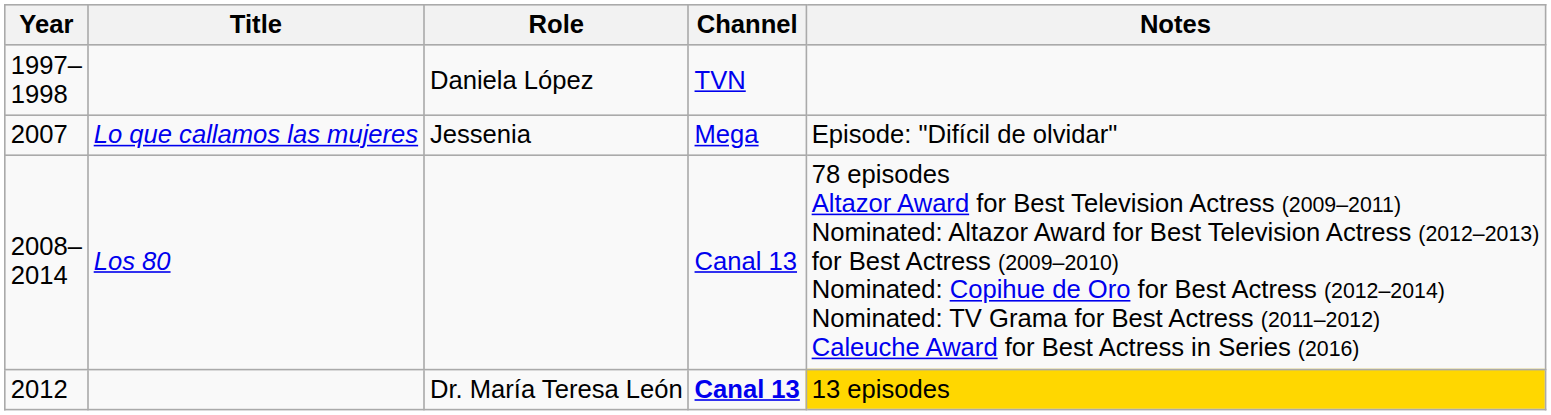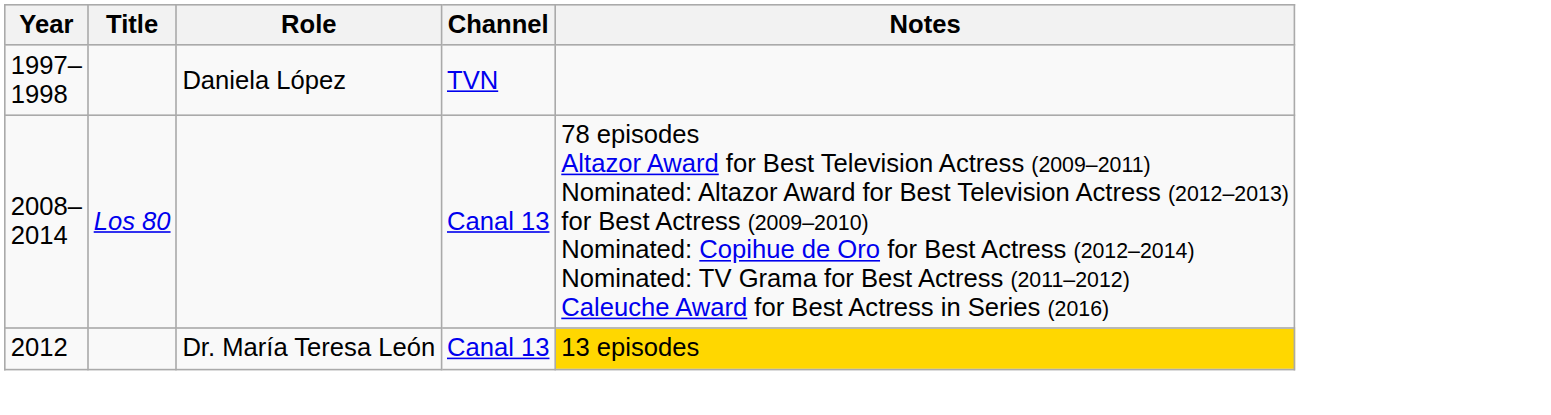- row: (480, 134)
(747, 388) bold -> (498, 348) normal
